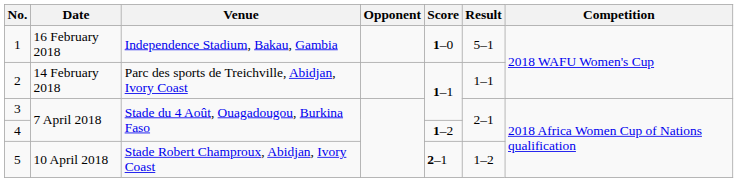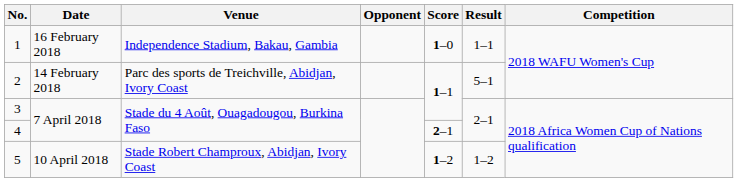(484, 44) 5–1 -> (484, 44) 1–1
(484, 80) 1–1 -> (484, 80) 5–1
(443, 130) 1–2 -> (443, 130) 2–1
(437, 159) 2–1 -> (443, 159) 1–2
